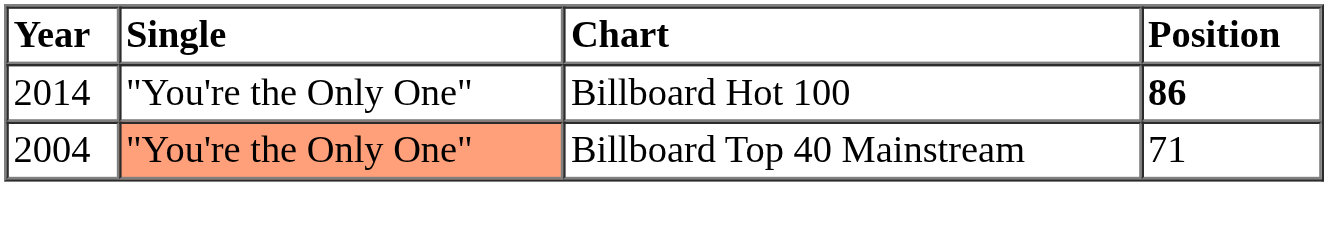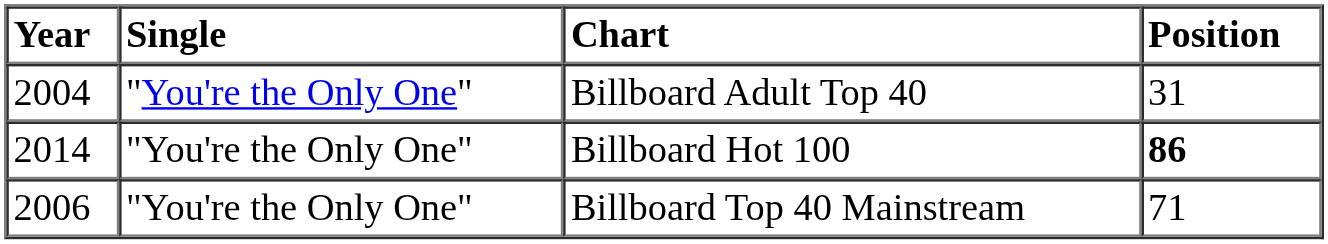+ row: (749, 92)
(52, 149) 2004 -> (52, 207) 2006
(299, 149) lightsalmon background -> (299, 207) no background
